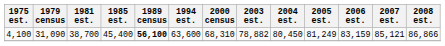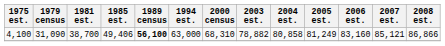(118, 34) 45,400 -> (118, 34) 49,406
(186, 34) 63,600 -> (186, 34) 63,000
(288, 34) 80,450 -> (288, 34) 80,858
(355, 34) 83,159 -> (355, 34) 83,160
